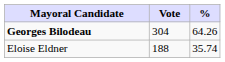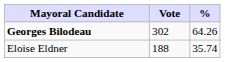(160, 31) 304 -> (160, 31) 302
